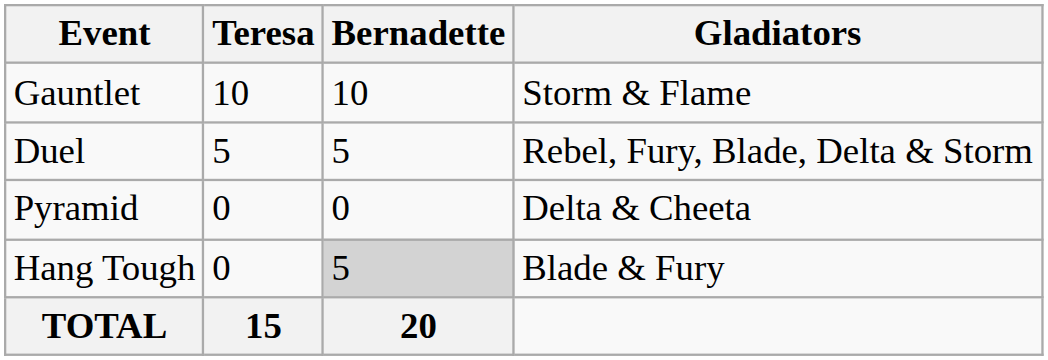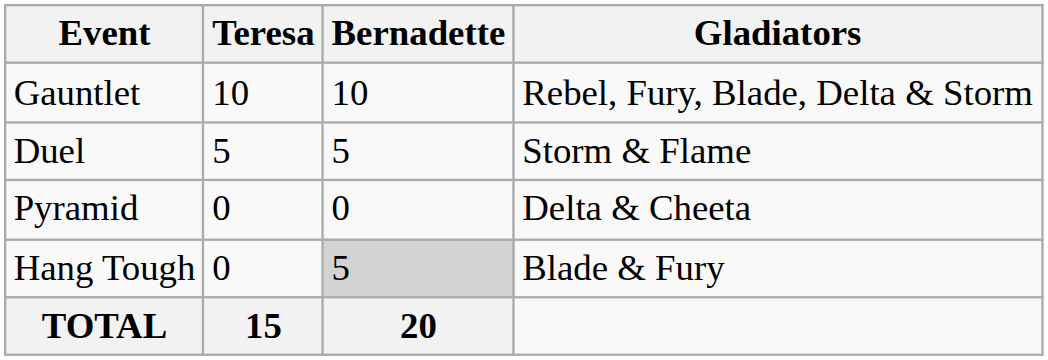(637, 92) Storm & Flame -> (778, 92) Rebel, Fury, Blade, Delta & Storm
(778, 150) Rebel, Fury, Blade, Delta & Storm -> (637, 150) Storm & Flame
